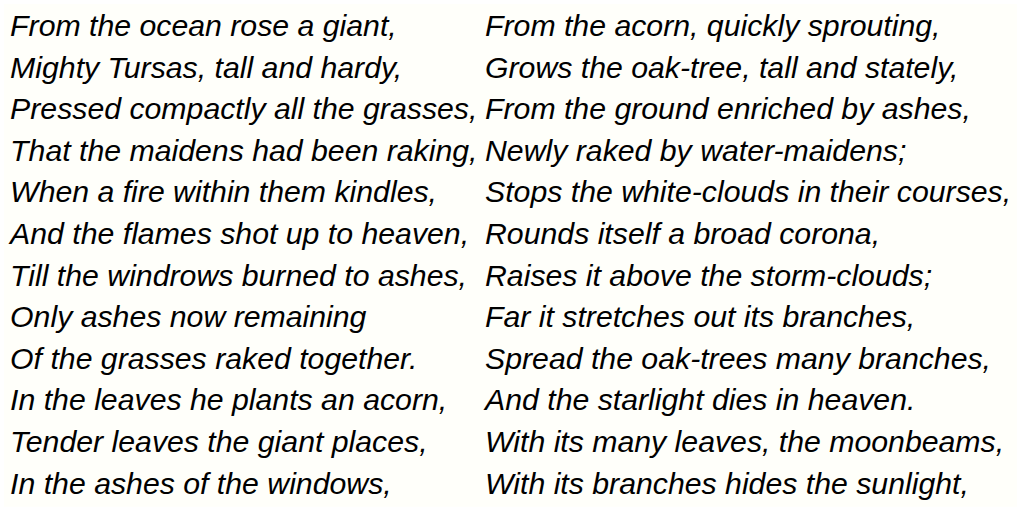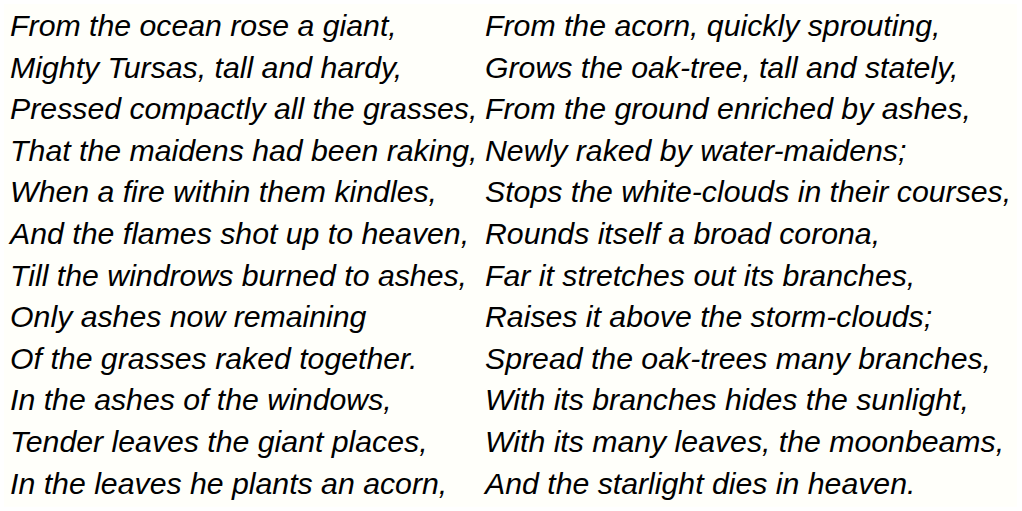(709, 275) Raises it above the storm-clouds; -> (700, 275) Far it stretches out its branches,
(700, 317) Far it stretches out its branches, -> (709, 317) Raises it above the storm-clouds;
rows swapped: (201, 483) <-> (229, 400)
